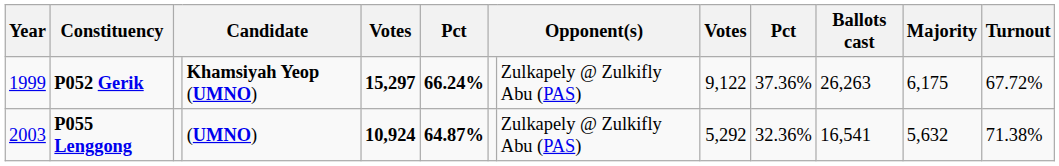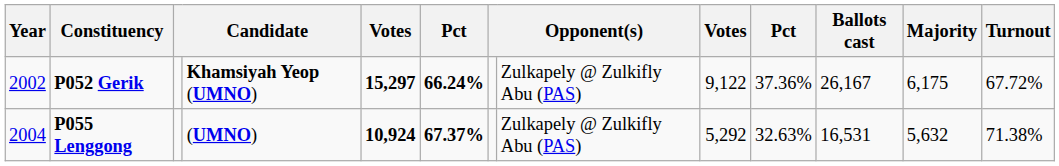(27, 82) 1999 -> (27, 82) 2002
(846, 82) 26,263 -> (846, 82) 26,167
(27, 134) 2003 -> (27, 134) 2004
(454, 134) 64.87% -> (454, 134) 67.37%
(783, 134) 32.36% -> (783, 134) 32.63%
(846, 134) 16,541 -> (846, 134) 16,531
